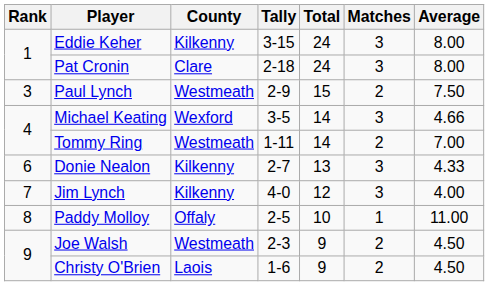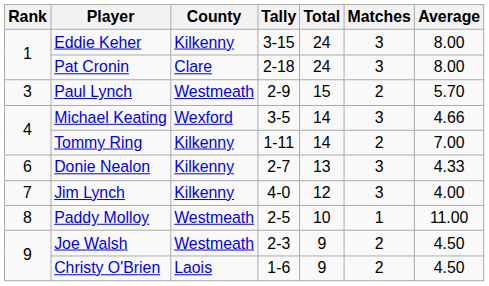(449, 92) 7.50 -> (449, 92) 5.70
(214, 142) Westmeath -> (204, 142) Kilkenny
(195, 218) Offaly -> (214, 218) Westmeath
